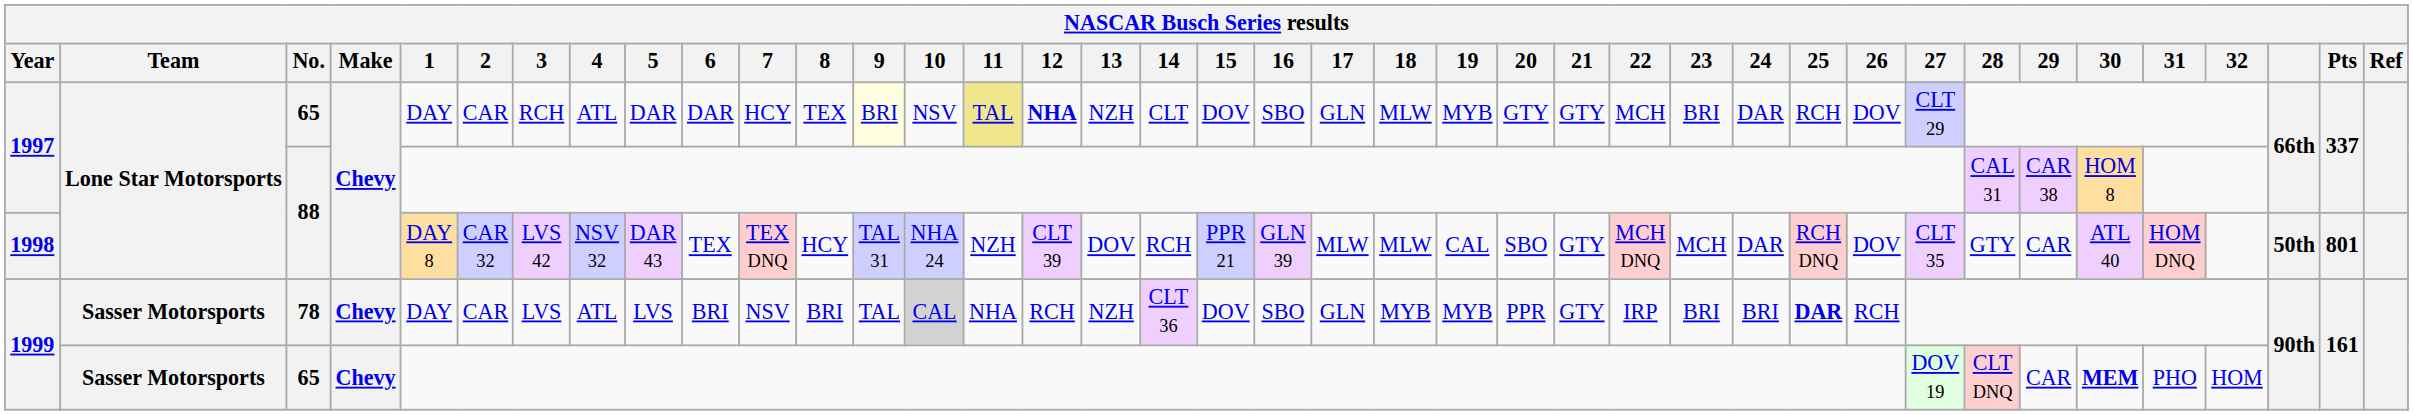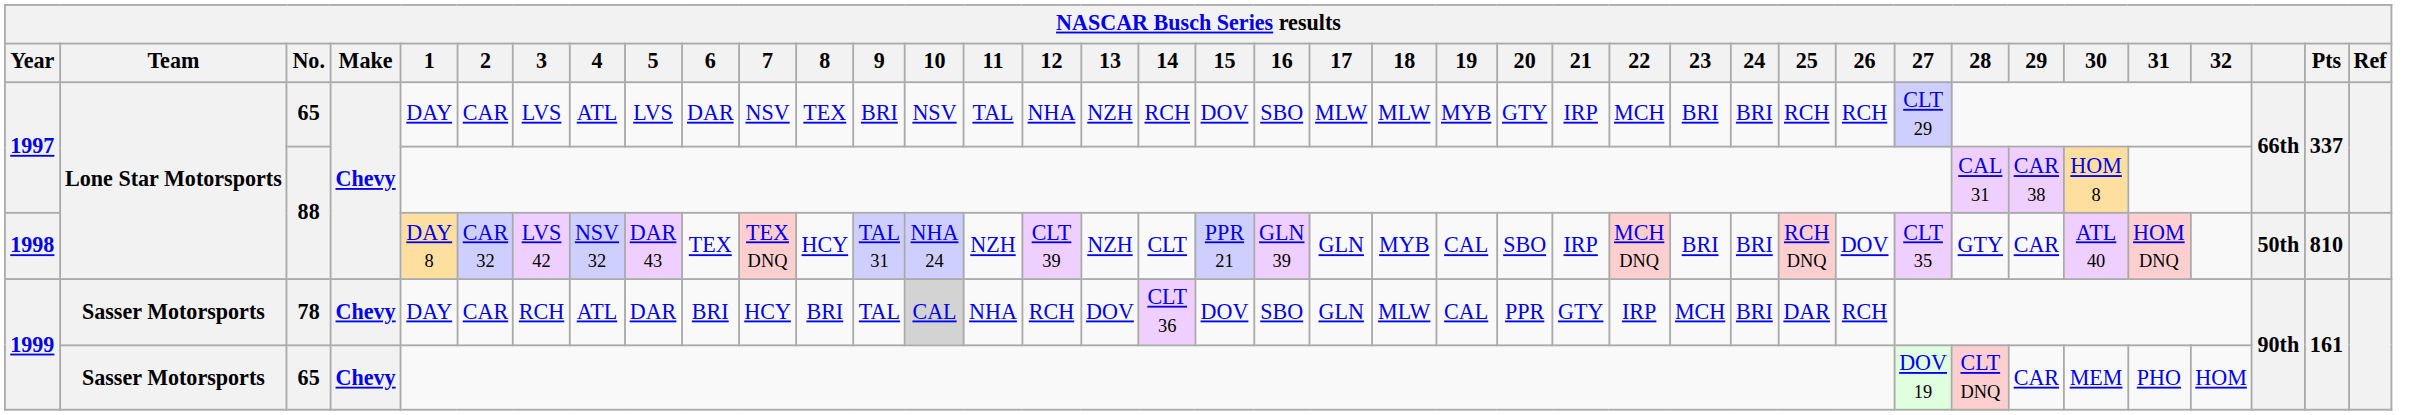(542, 113) RCH -> (542, 113) LVS
(653, 113) DAR -> (653, 113) LVS
(768, 113) HCY -> (768, 113) NSV
(879, 113) lightyellow background -> (879, 113) no background
(993, 113) khaki background -> (993, 113) no background
(1052, 113) bold -> (1051, 113) normal
(1168, 113) CLT -> (1167, 113) RCH
(1342, 113) GLN -> (1341, 113) MLW
(1582, 113) GTY -> (1581, 113) IRP
(1760, 113) DAR -> (1754, 113) BRI
(1877, 113) DOV -> (1865, 113) RCH
(1111, 245) DOV -> (1110, 245) NZH
(1168, 245) RCH -> (1167, 245) CLT
(1342, 245) MLW -> (1341, 245) GLN
(1405, 245) MLW -> (1404, 245) MYB
(1582, 245) GTY -> (1581, 245) IRP
(1701, 245) MCH -> (1700, 245) BRI
(1760, 245) DAR -> (1754, 245) BRI
(2342, 245) 801 -> (2326, 245) 810
(542, 311) LVS -> (542, 311) RCH
(653, 311) LVS -> (653, 311) DAR
(768, 311) NSV -> (768, 311) HCY
(1111, 311) NZH -> (1110, 311) DOV
(1405, 311) MYB -> (1404, 311) MLW
(1467, 311) MYB -> (1466, 311) CAL
(1701, 311) BRI -> (1700, 311) MCH
(1818, 311) bold -> (1807, 311) normal
(2110, 377) bold -> (2096, 377) normal
